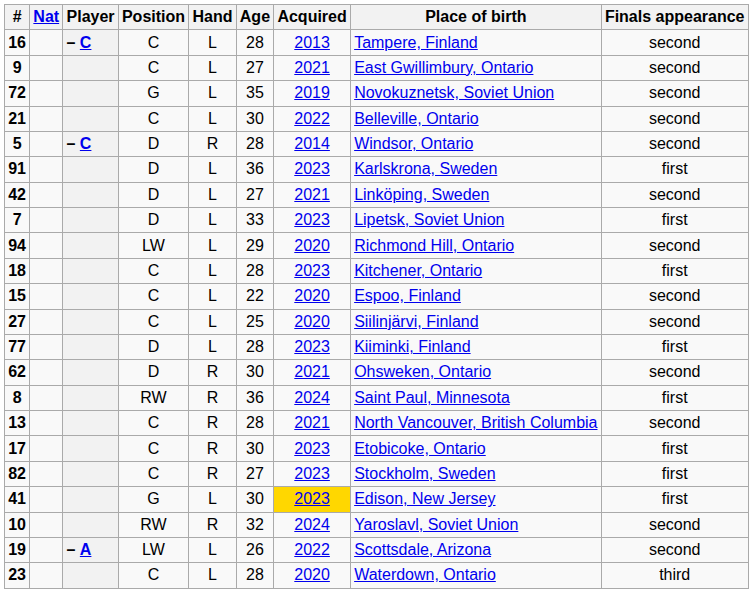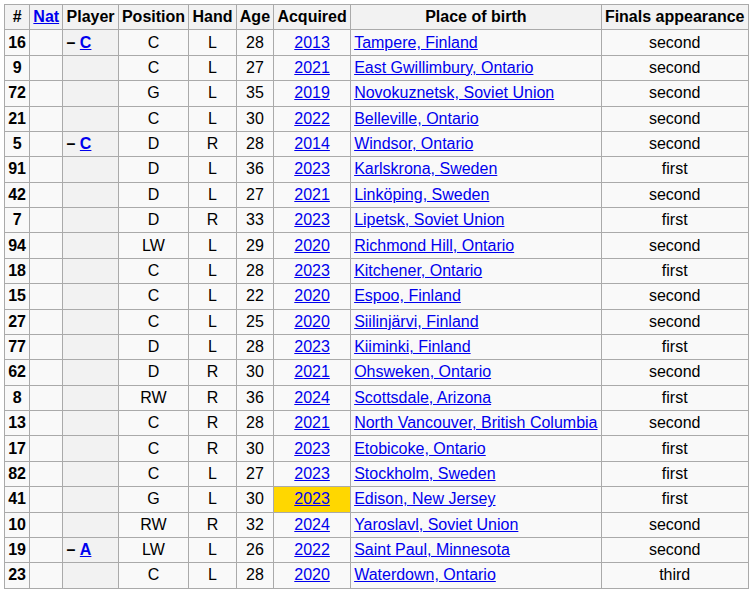(212, 220) L -> (212, 220) R
(432, 397) Saint Paul, Minnesota -> (423, 397) Scottsdale, Arizona
(212, 473) R -> (212, 473) L
(423, 550) Scottsdale, Arizona -> (432, 550) Saint Paul, Minnesota
